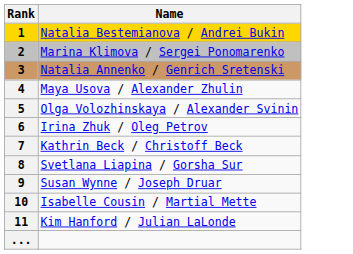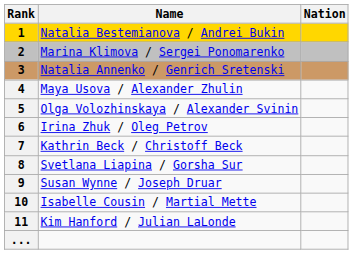+ column: (325, 14)
